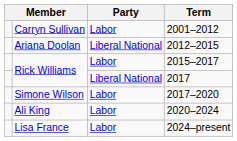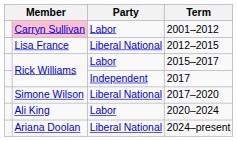(50, 29) no background -> (50, 29) pink background
(47, 45) Ariana Doolan -> (42, 45) Lisa France
(126, 78) Liberal National -> (119, 78) Independent
(103, 95) Labor -> (126, 95) Liberal National
(42, 128) Lisa France -> (47, 128) Ariana Doolan
(103, 128) Labor -> (126, 128) Liberal National
